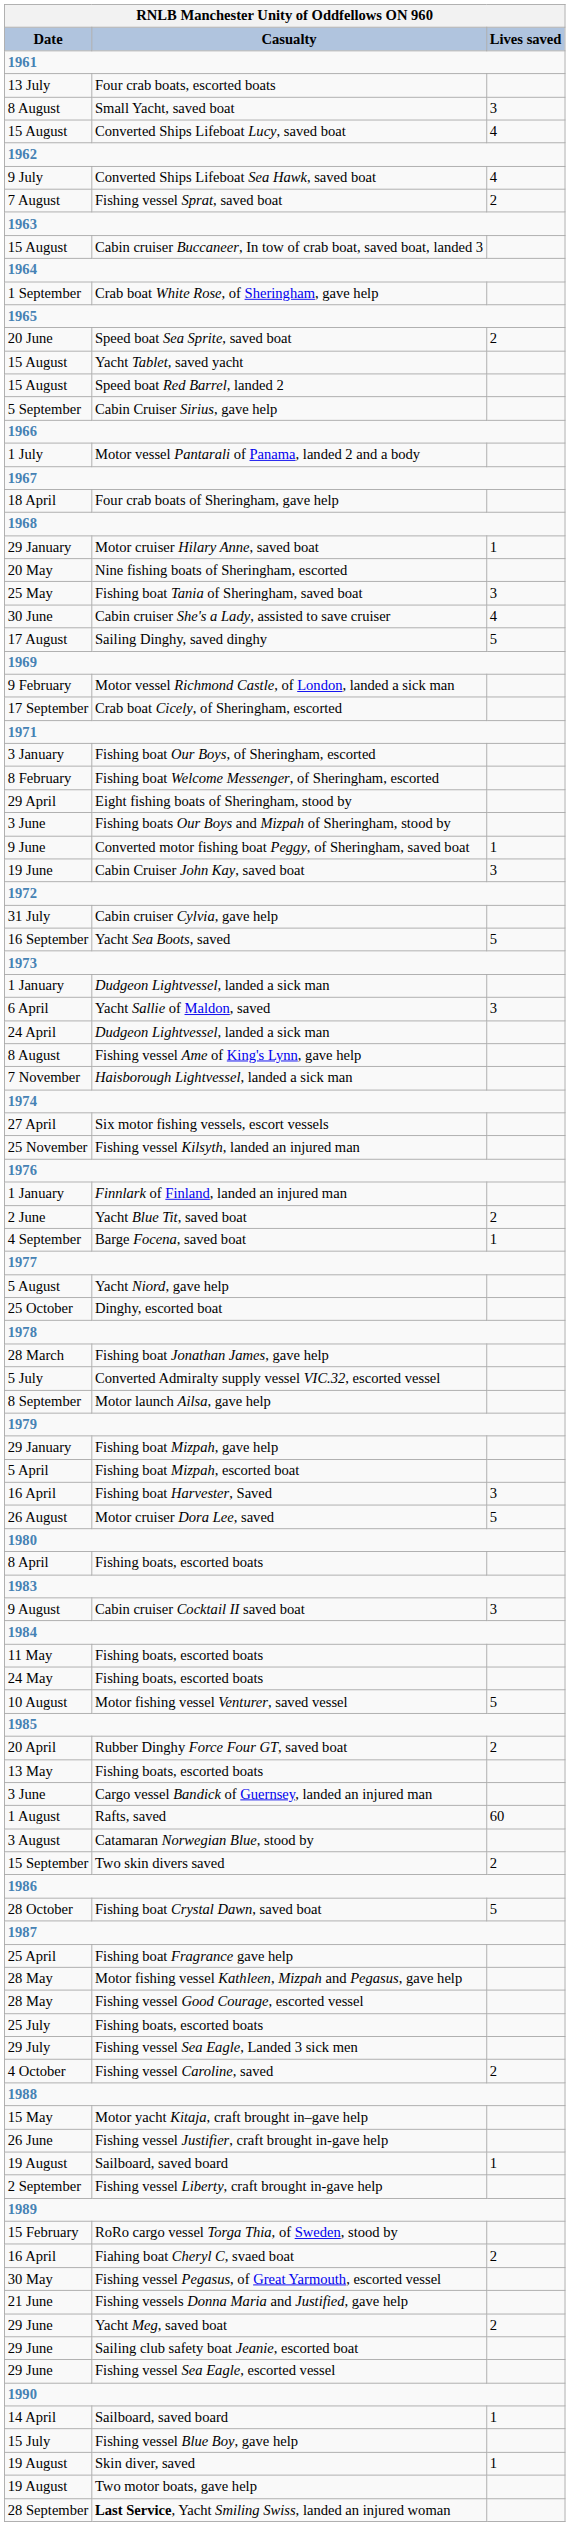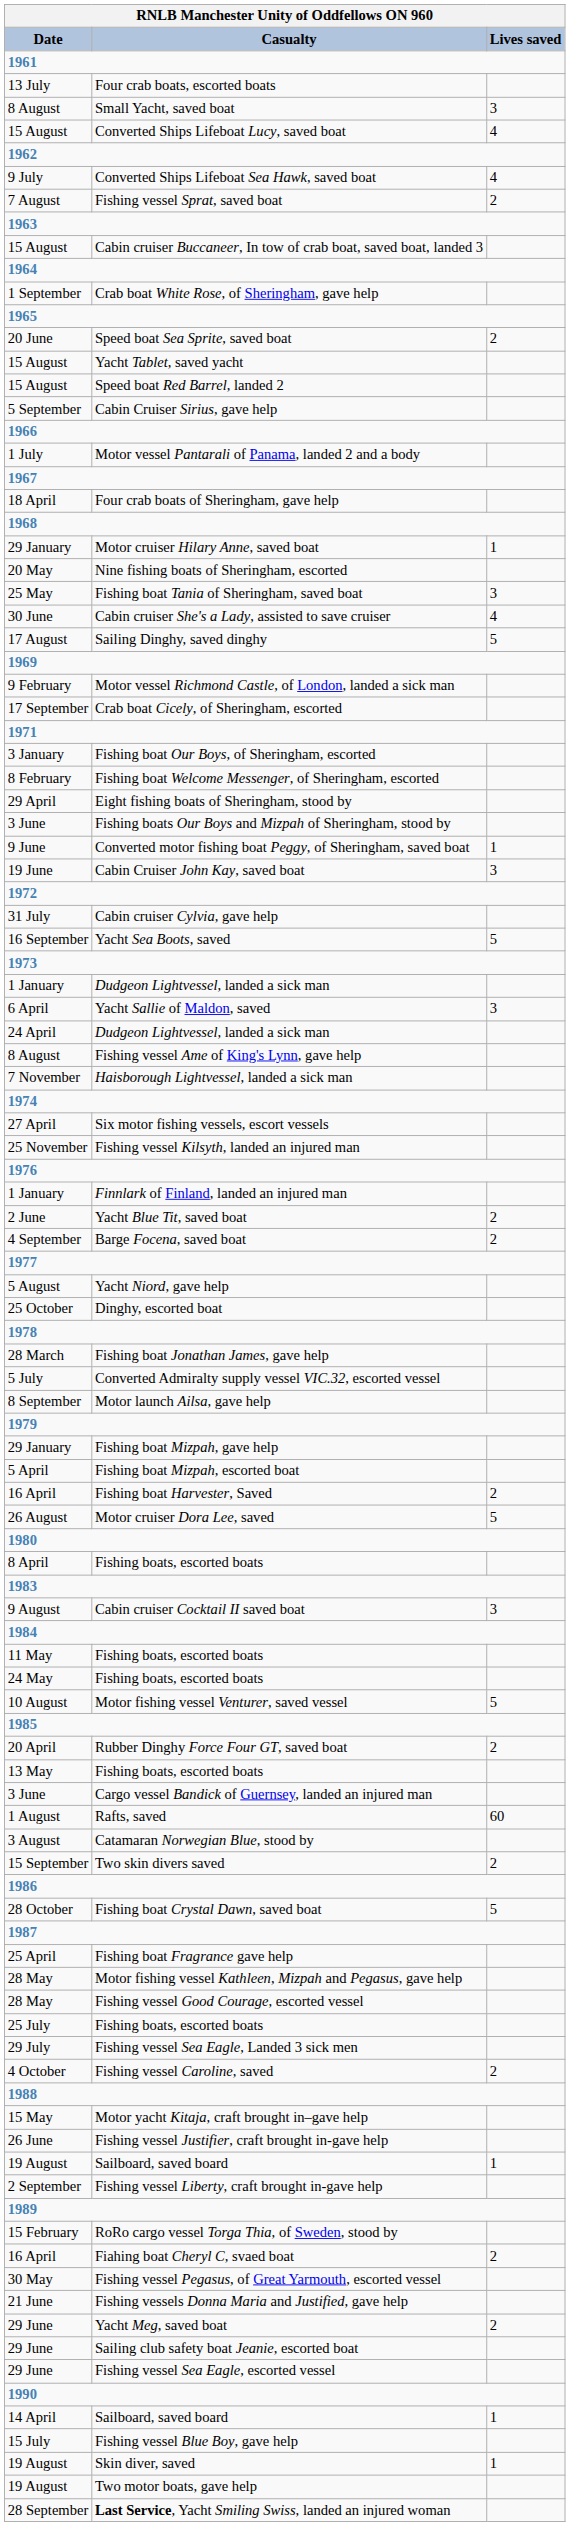(493, 1239) 1 -> (493, 1239) 2
(493, 1493) 3 -> (493, 1493) 2
